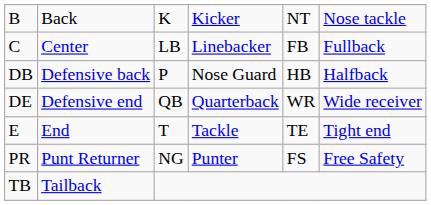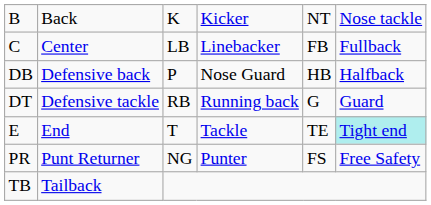- row: (20, 102)
+ row: (20, 102)
(357, 130) no background -> (373, 130) paleturquoise background
